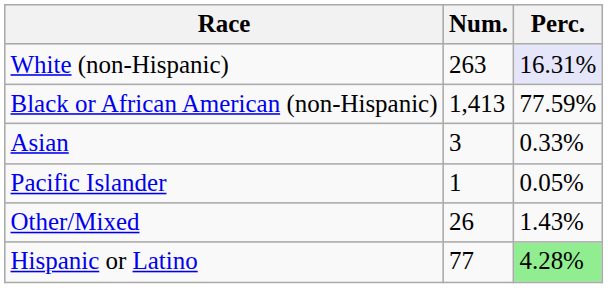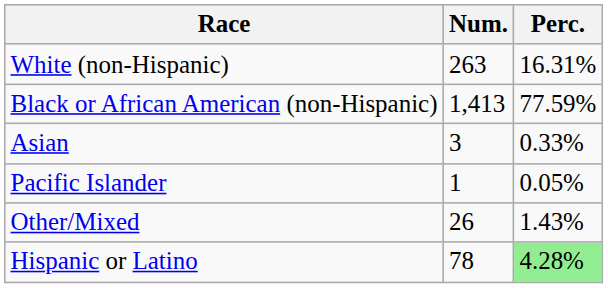(558, 63) lavender background -> (558, 63) no background
(461, 261) 77 -> (461, 261) 78
